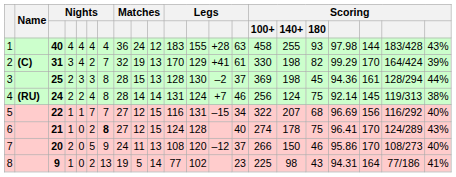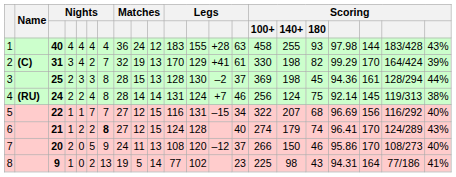(81, 130) 0 -> (81, 130) 2
(291, 130) 178 -> (291, 130) 179
(317, 130) 75 -> (317, 130) 74
